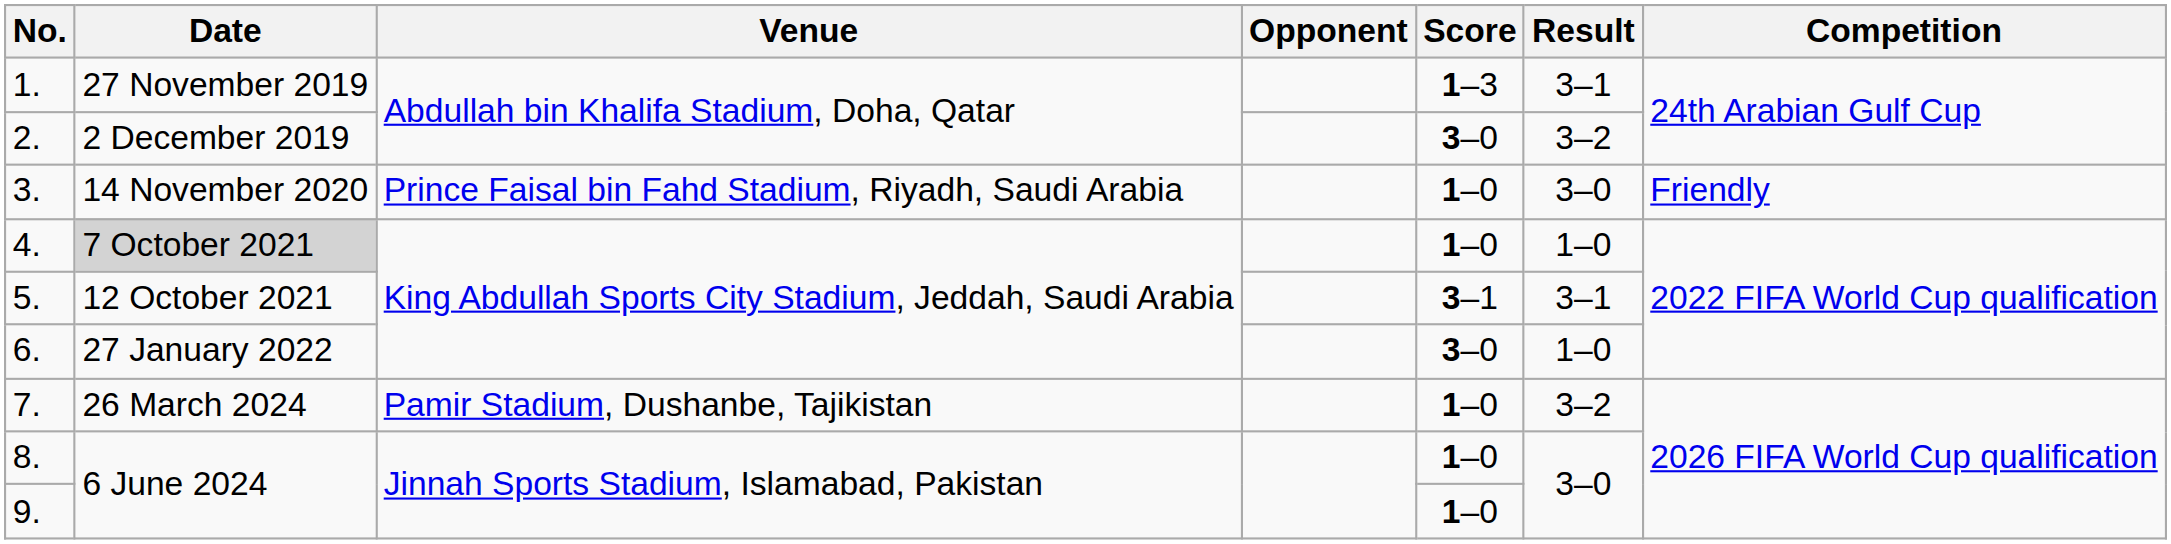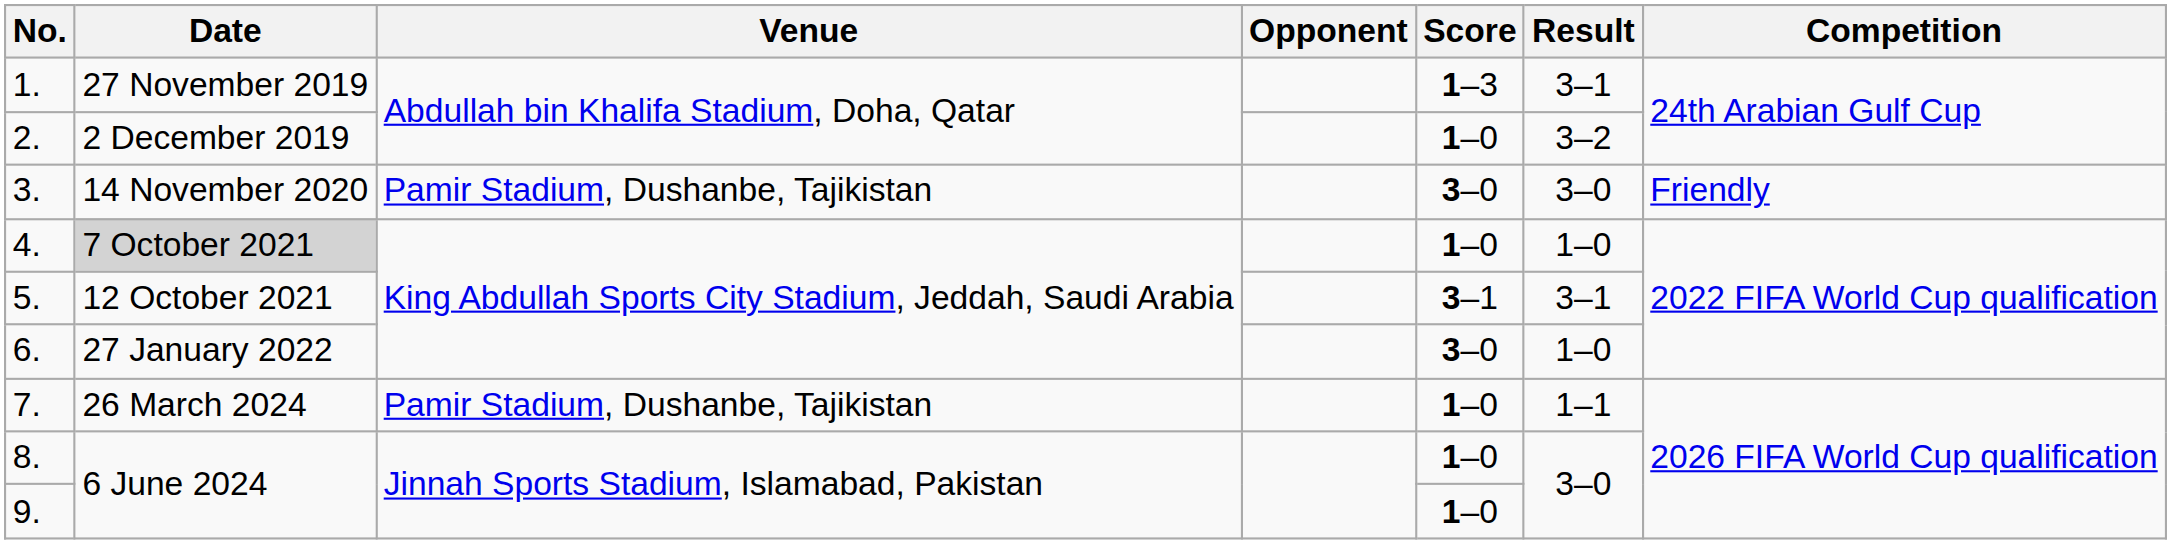(1470, 137) 3–0 -> (1470, 137) 1–0
(783, 191) Prince Faisal bin Fahd Stadium, Riyadh, Saudi Arabia -> (658, 191) Pamir Stadium, Dushanbe, Tajikistan
(1470, 191) 1–0 -> (1470, 191) 3–0
(1583, 404) 3–2 -> (1583, 404) 1–1
